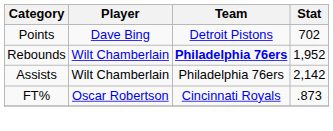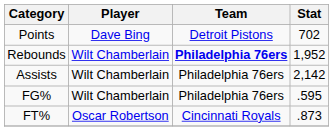+ row: (37, 95)
